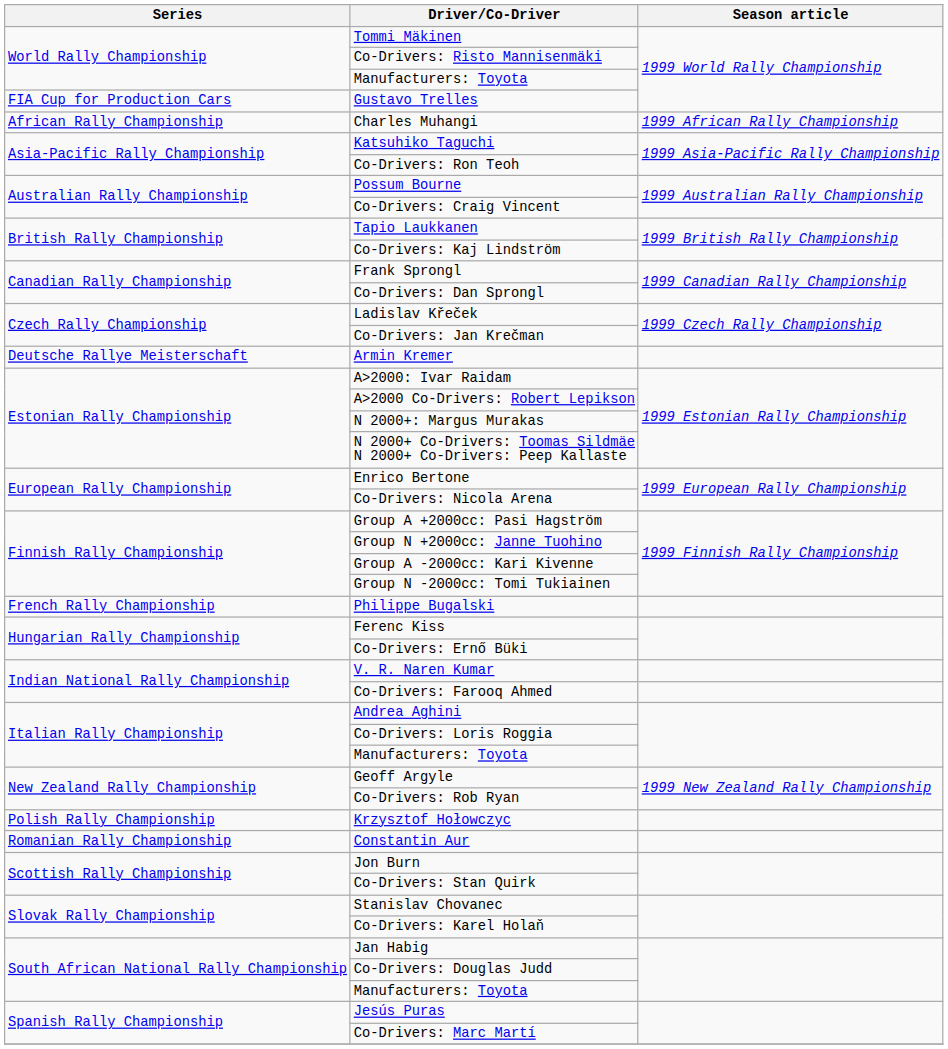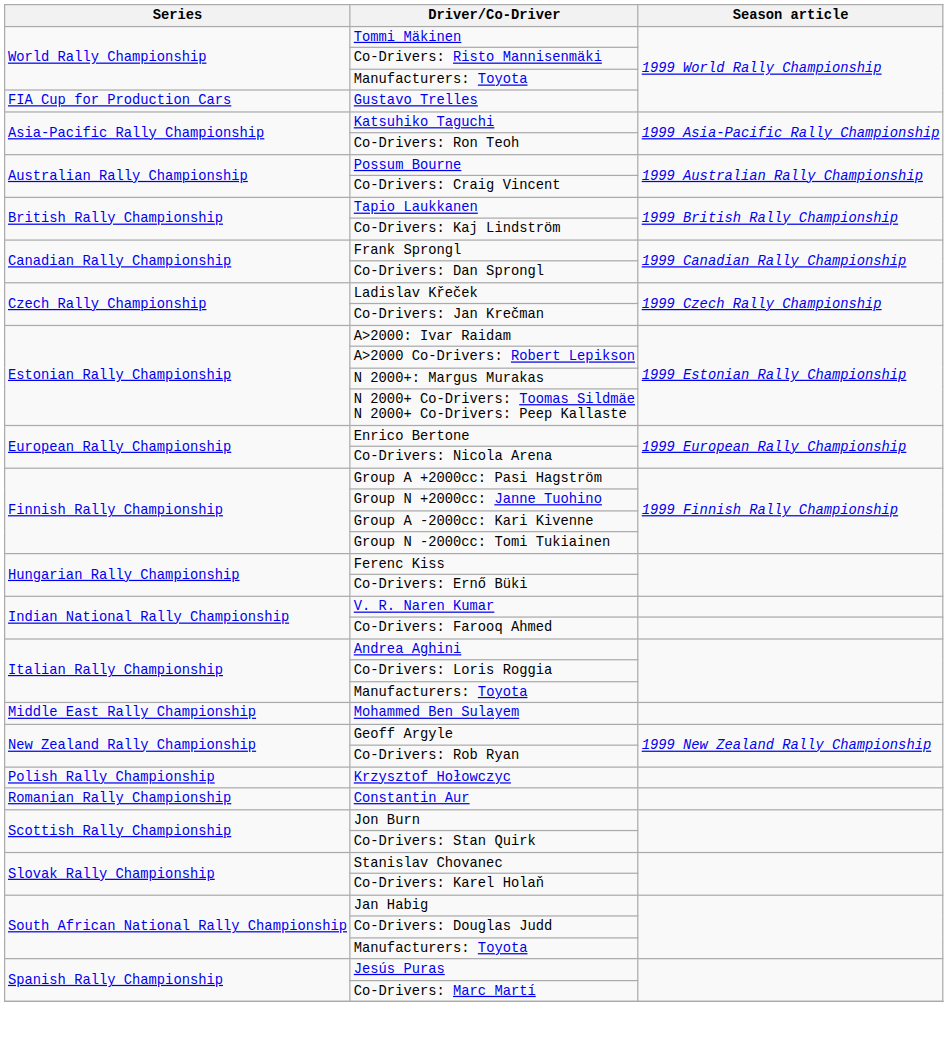- row: (115, 122)
- row: (128, 357)
- row: (111, 607)
+ row: (132, 713)
